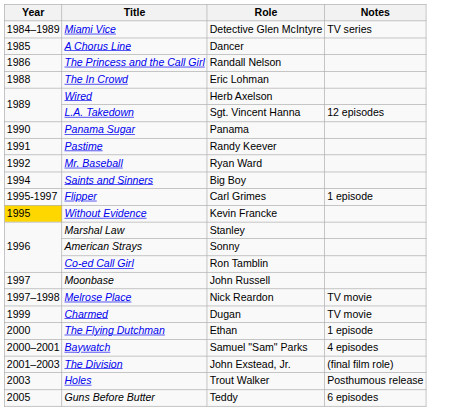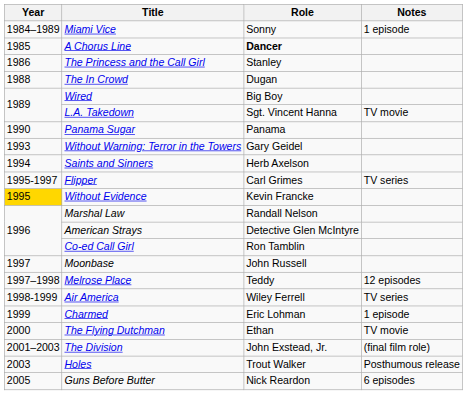(266, 29) Detective Glen McIntyre -> (261, 29) Sonny
(349, 29) TV series -> (387, 29) 1 episode
(227, 46) normal -> (264, 46) bold
(245, 63) Randall Nelson -> (264, 63) Stanley
(239, 79) Eric Lohman -> (262, 79) Dugan
(241, 96) Herb Axelson -> (264, 96) Big Boy
(356, 113) 12 episodes -> (386, 113) TV movie
- row: (84, 146)
- row: (94, 163)
+ row: (153, 146)
(228, 180) Big Boy -> (278, 163) Herb Axelson
(350, 197) 1 episode -> (386, 180) TV series
(227, 230) Stanley -> (282, 213) Randall Nelson
(225, 247) Sonny -> (302, 230) Detective Glen McIntyre
(242, 297) Nick Reardon -> (260, 280) Teddy
(349, 297) TV movie -> (392, 280) 12 episodes
+ row: (92, 297)
(225, 314) Dugan -> (276, 314) Eric Lohman
(349, 314) TV movie -> (387, 314) 1 episode
(350, 331) 1 episode -> (386, 331) TV movie
- row: (87, 347)
(224, 398) Teddy -> (278, 381) Nick Reardon
